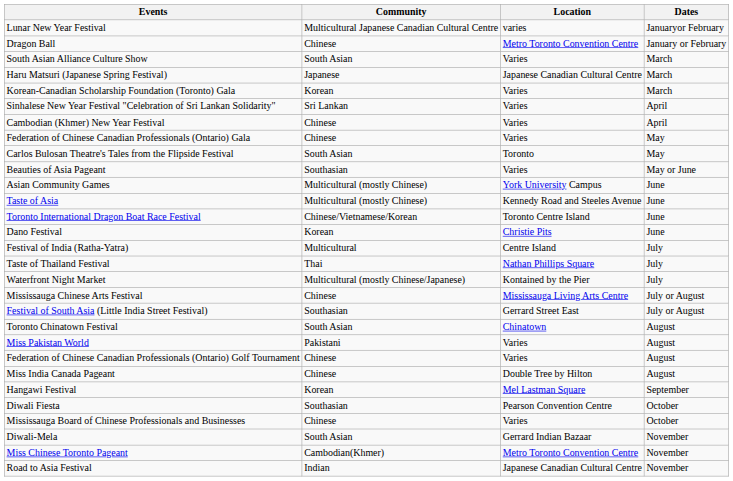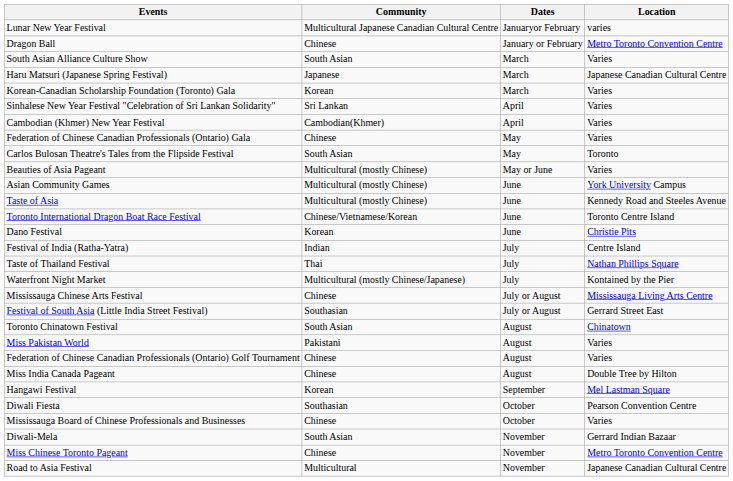columns swapped: (686, 12) <-> (572, 12)
(320, 122) Chinese -> (344, 122) Cambodian(Khmer)
(326, 169) Southasian -> (366, 169) Multicultural (mostly Chinese)
(330, 248) Multicultural -> (317, 248) Indian
(344, 452) Cambodian(Khmer) -> (320, 452) Chinese
(317, 468) Indian -> (330, 468) Multicultural
